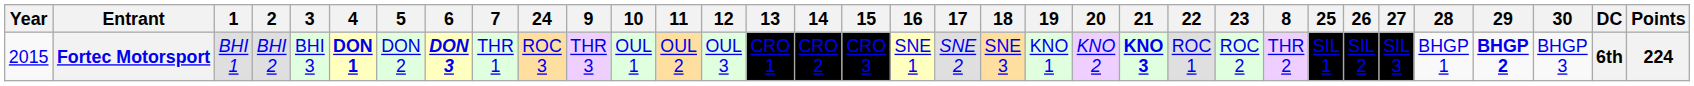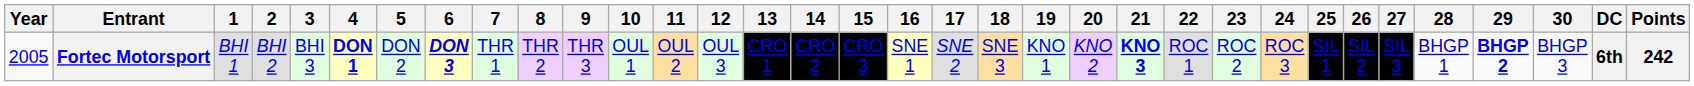columns swapped: (1286, 18) <-> (542, 18)
(29, 56) 2015 -> (29, 56) 2005
(1658, 56) 224 -> (1658, 56) 242
